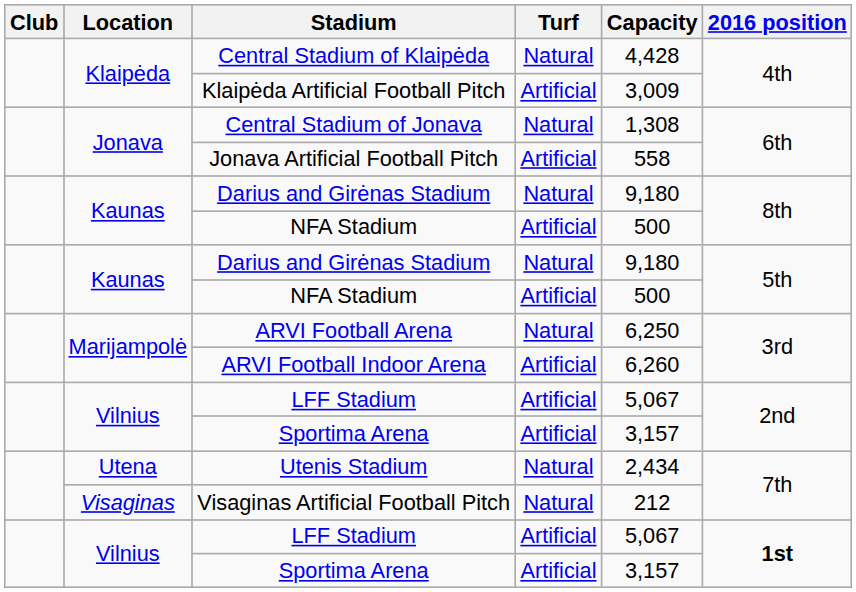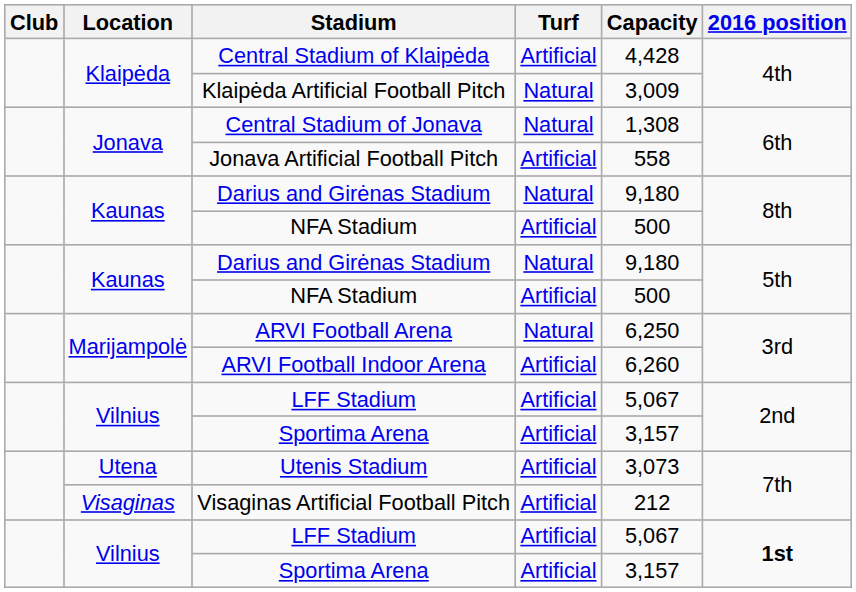(558, 56) Natural -> (558, 56) Artificial
(558, 90) Artificial -> (558, 90) Natural
(558, 467) Natural -> (558, 467) Artificial
(652, 467) 2,434 -> (652, 467) 3,073
(558, 502) Natural -> (558, 502) Artificial
